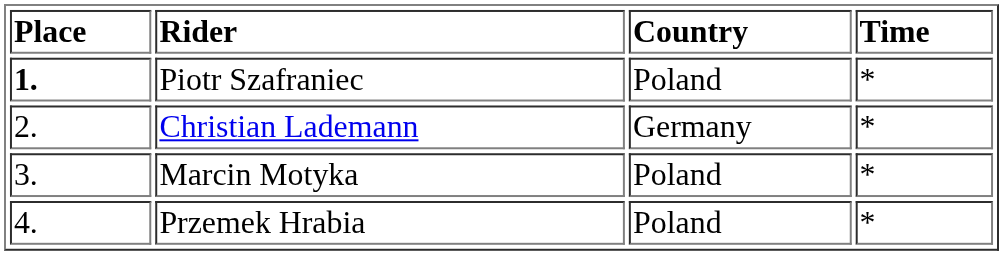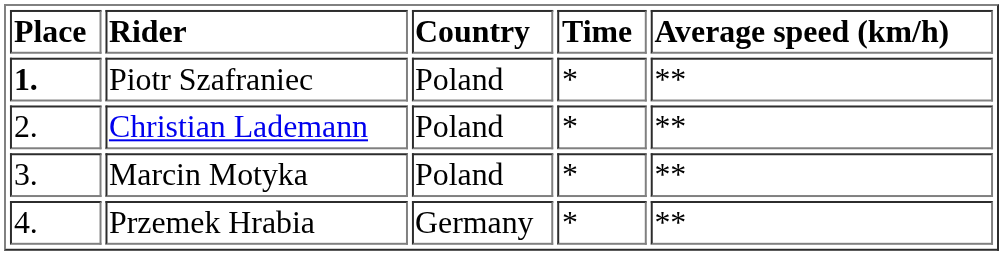+ column: (802, 31)
(692, 126) Germany -> (459, 126) Poland
(677, 222) Poland -> (474, 222) Germany
